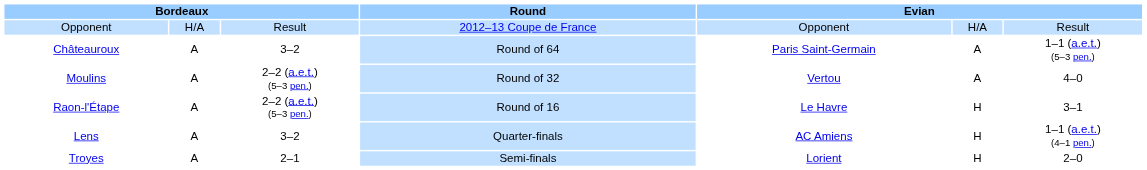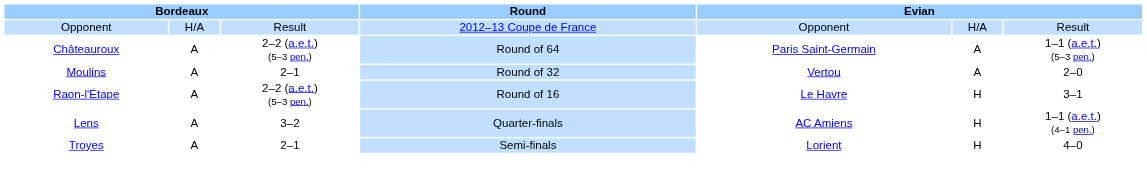(290, 49) 3–2 -> (290, 49) 2–2 (a.e.t.) (5–3 pen.)
(290, 78) 2–2 (a.e.t.) (5–3 pen.) -> (290, 72) 2–1
(1073, 78) 4–0 -> (1073, 72) 2–0
(1073, 158) 2–0 -> (1073, 145) 4–0
